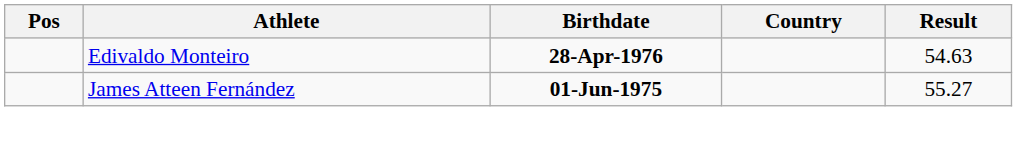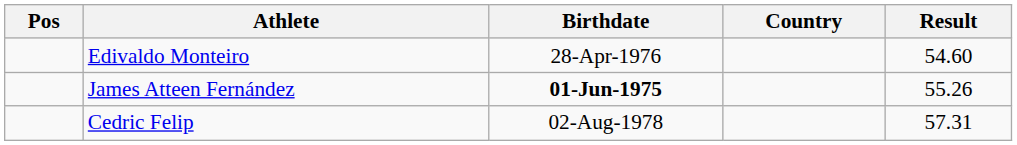(606, 55) bold -> (606, 55) normal
(948, 55) 54.63 -> (948, 55) 54.60
(948, 88) 55.27 -> (948, 88) 55.26
+ row: (141, 122)
